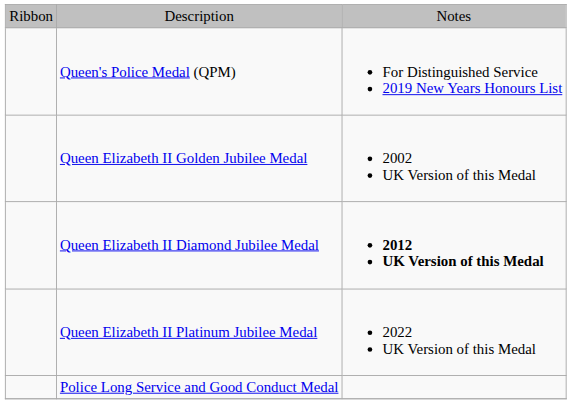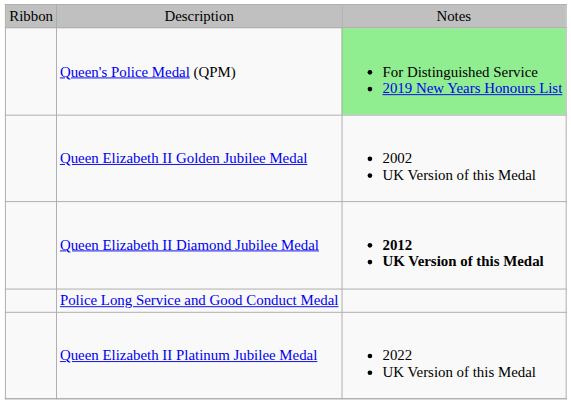(454, 80) no background -> (454, 80) lightgreen background
rows swapped: (189, 332) <-> (199, 387)
